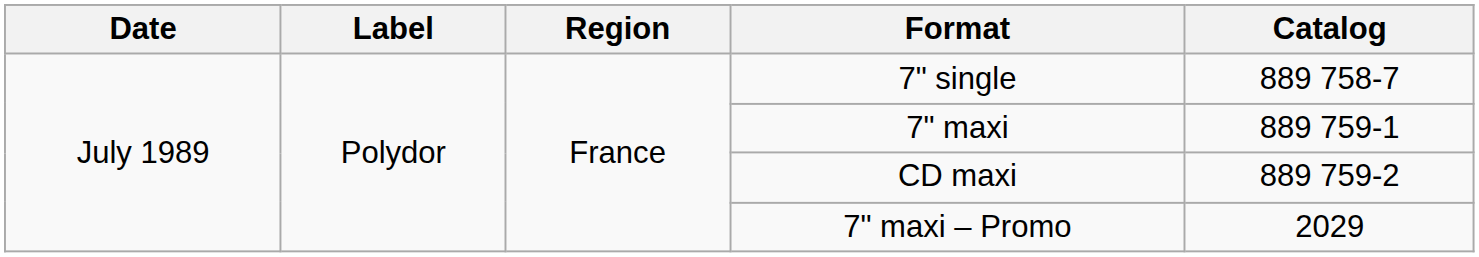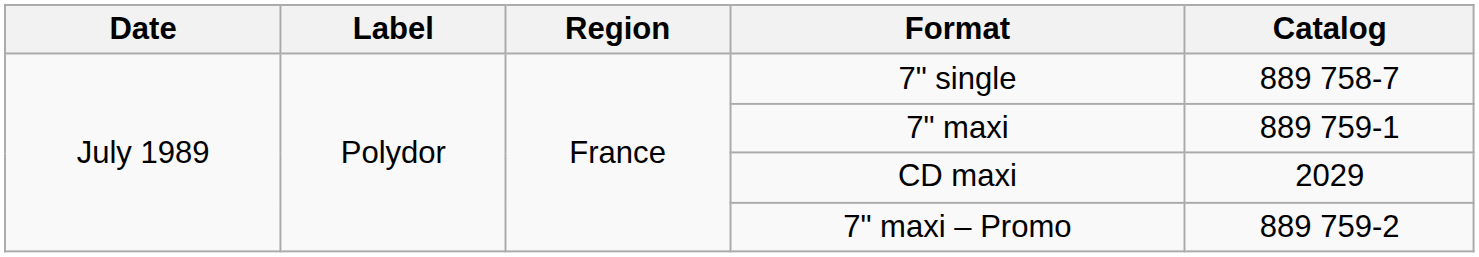(1330, 176) 889 759-2 -> (1330, 176) 2029
(1330, 226) 2029 -> (1330, 226) 889 759-2
